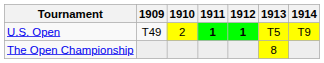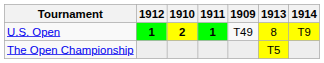columns swapped: (152, 14) <-> (243, 14)
(182, 32) normal -> (182, 32) bold
(274, 32) T5 -> (274, 32) 8
(274, 50) 8 -> (274, 50) T5
